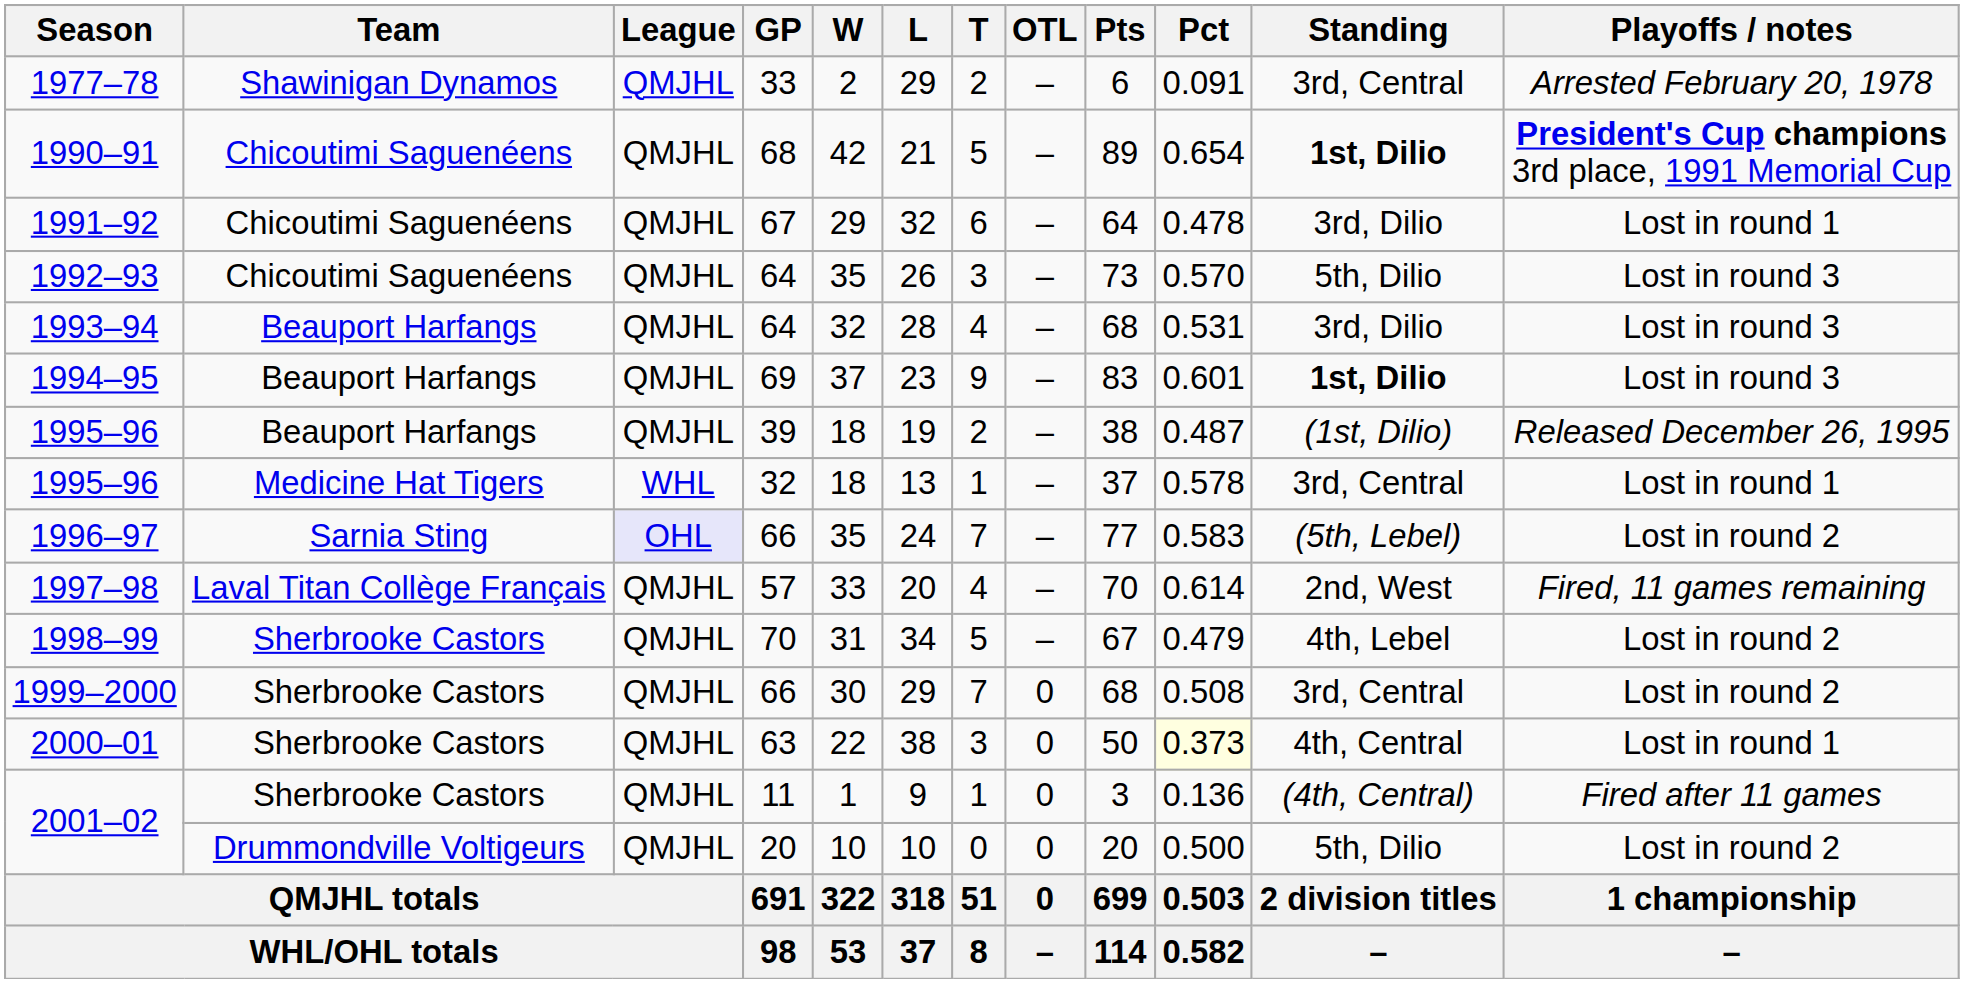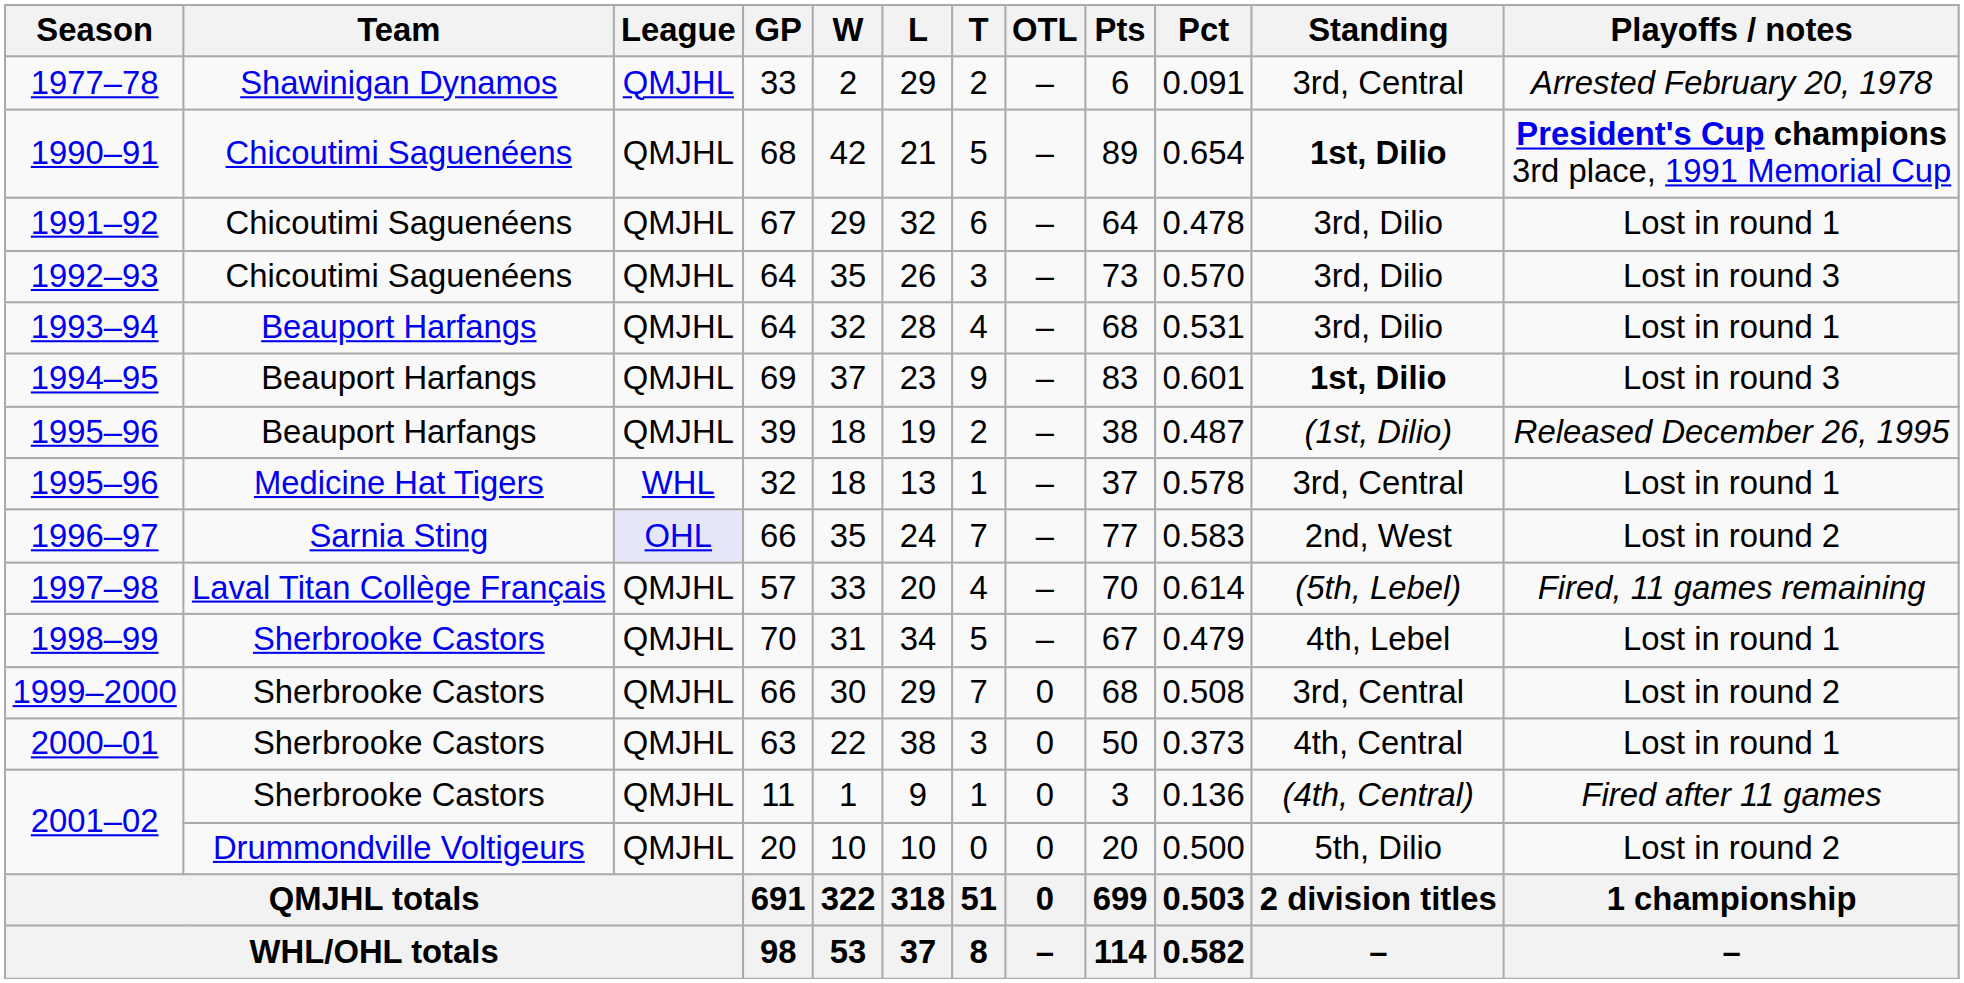(1378, 275) 5th, Dilio -> (1378, 275) 3rd, Dilio
(1732, 327) Lost in round 3 -> (1732, 327) Lost in round 1
(1378, 535) (5th, Lebel) -> (1378, 535) 2nd, West
(1378, 587) 2nd, West -> (1378, 587) (5th, Lebel)
(1732, 639) Lost in round 2 -> (1732, 639) Lost in round 1
(1204, 743) lightyellow background -> (1204, 743) no background
